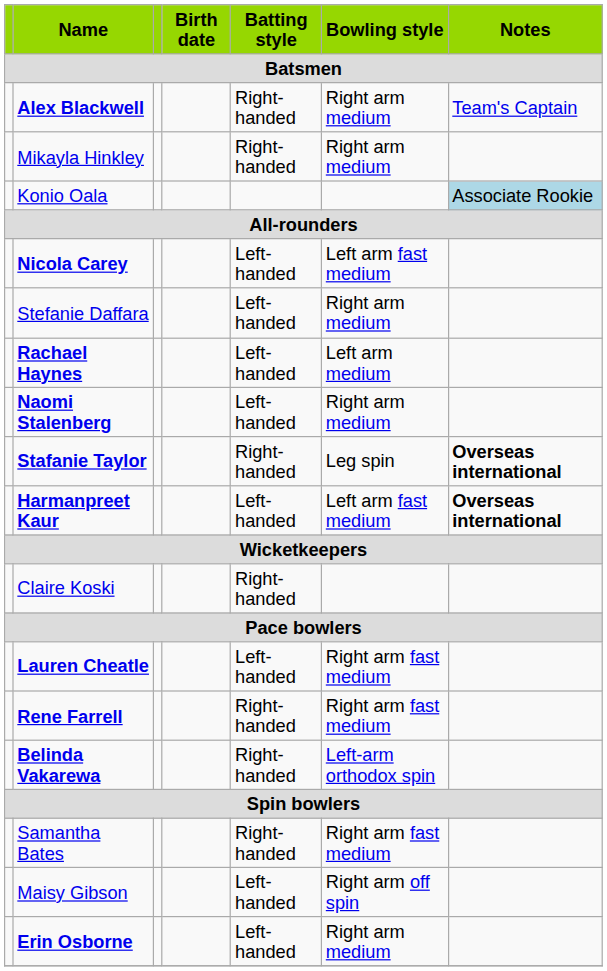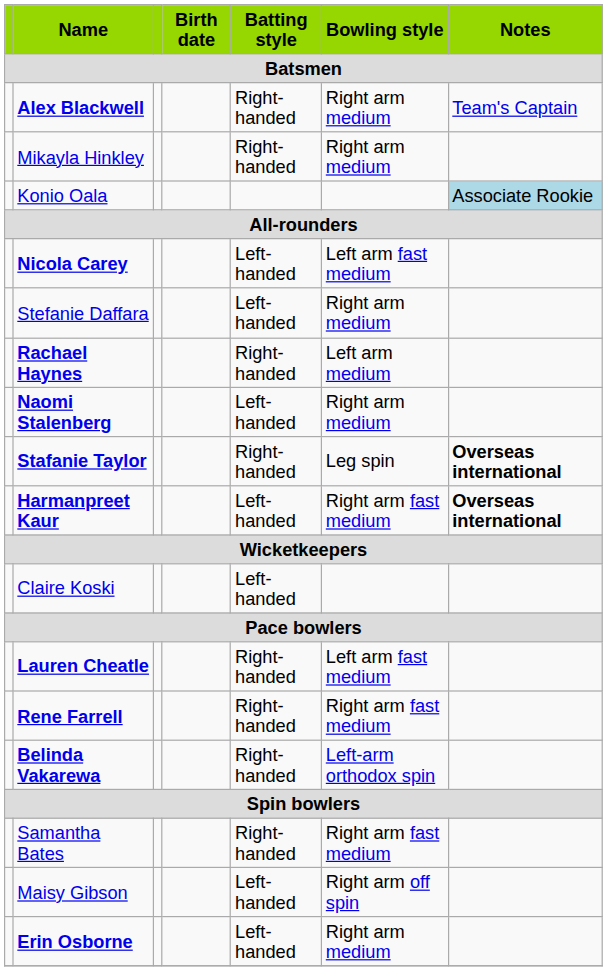(265, 362) Left-handed -> (265, 362) Right-handed
(376, 510) Left arm fast medium -> (383, 510) Right arm fast medium
(265, 588) Right-handed -> (265, 588) Left-handed
(265, 667) Left-handed -> (265, 667) Right-handed
(383, 667) Right arm fast medium -> (376, 667) Left arm fast medium
